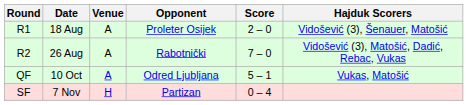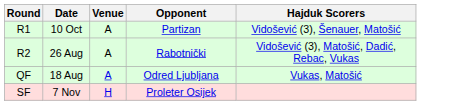- column: (260, 13)
(66, 30) 18 Aug -> (66, 30) 10 Oct
(181, 30) Proleter Osijek -> (181, 30) Partizan
(66, 75) 10 Oct -> (66, 75) 18 Aug
(181, 92) Partizan -> (181, 92) Proleter Osijek
